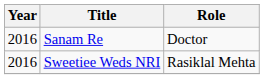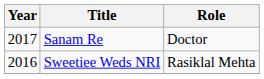(22, 39) 2016 -> (22, 39) 2017
